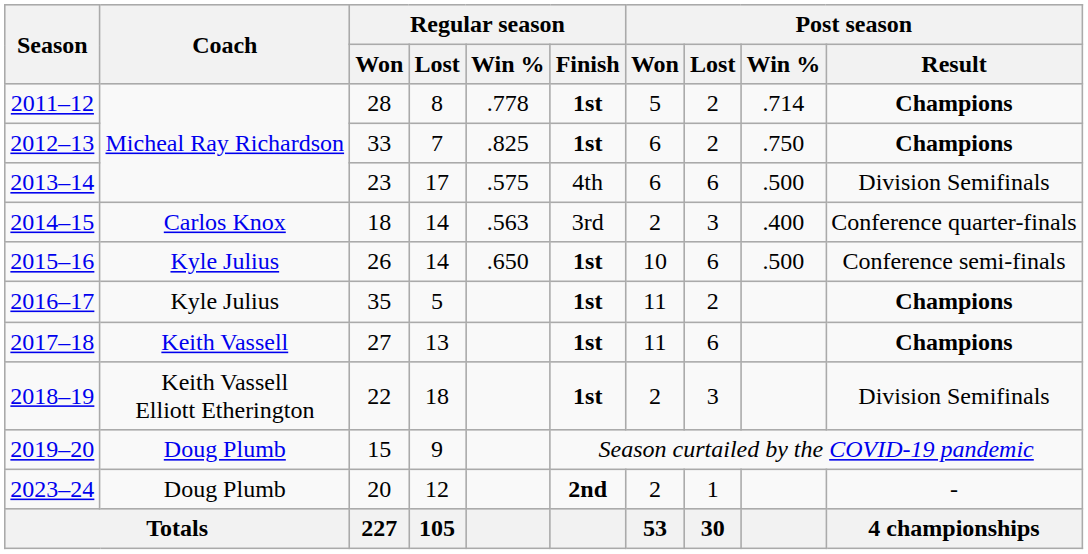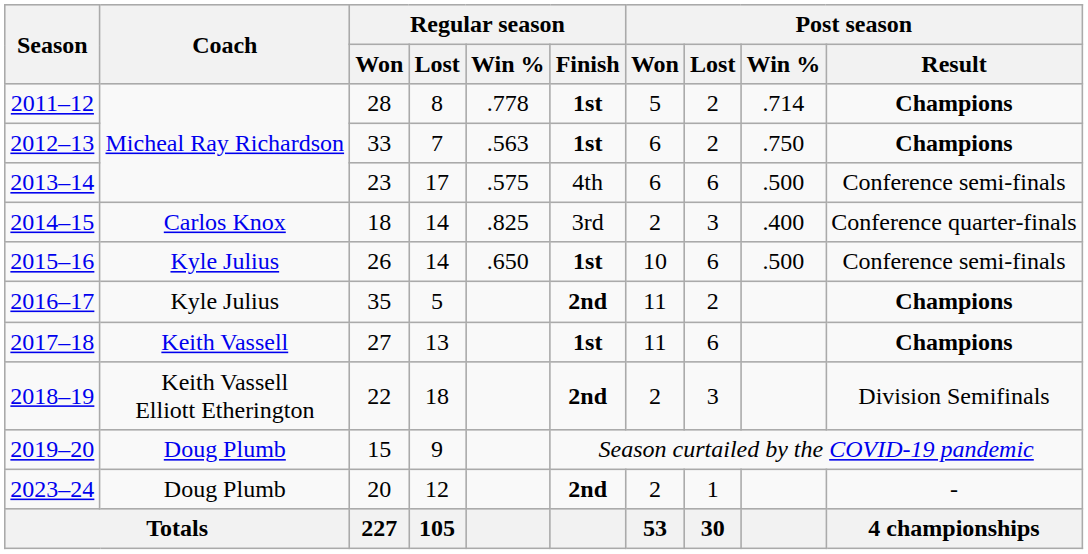(508, 143) .825 -> (508, 143) .563
(954, 182) Division Semifinals -> (954, 182) Conference semi-finals
(508, 222) .563 -> (508, 222) .825
(588, 301) 1st -> (588, 301) 2nd
(588, 395) 1st -> (588, 395) 2nd
